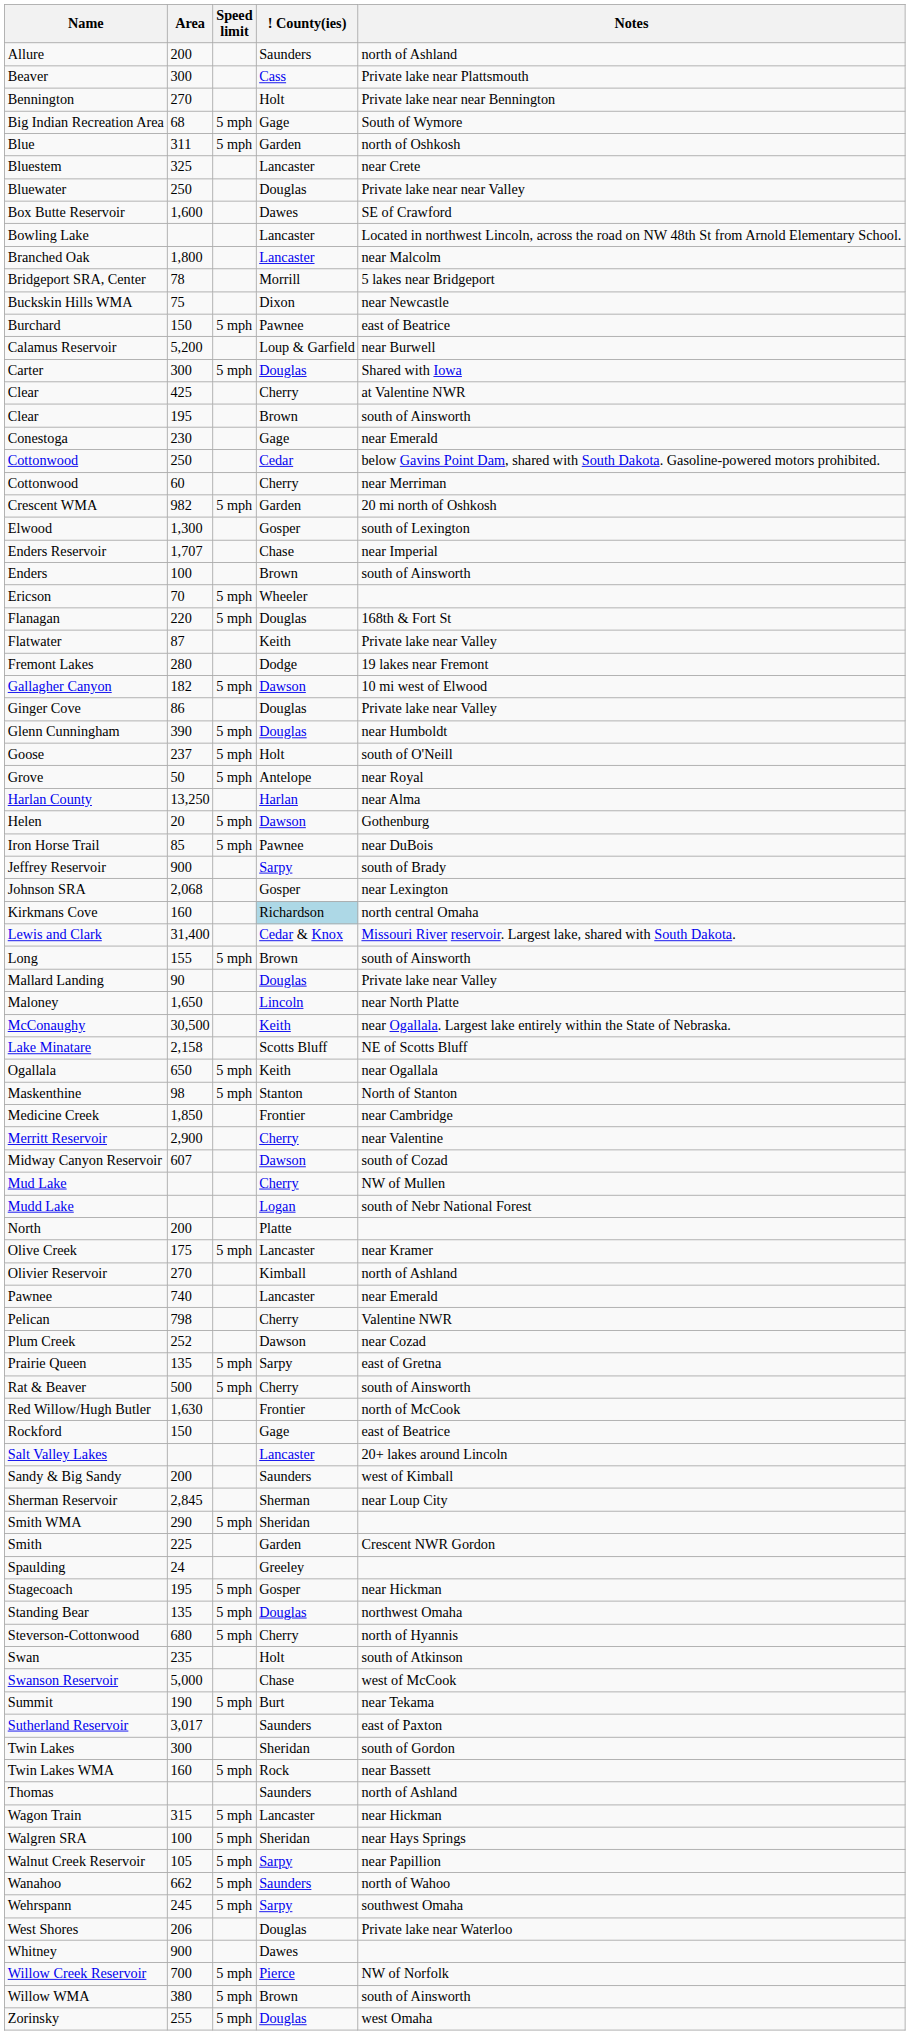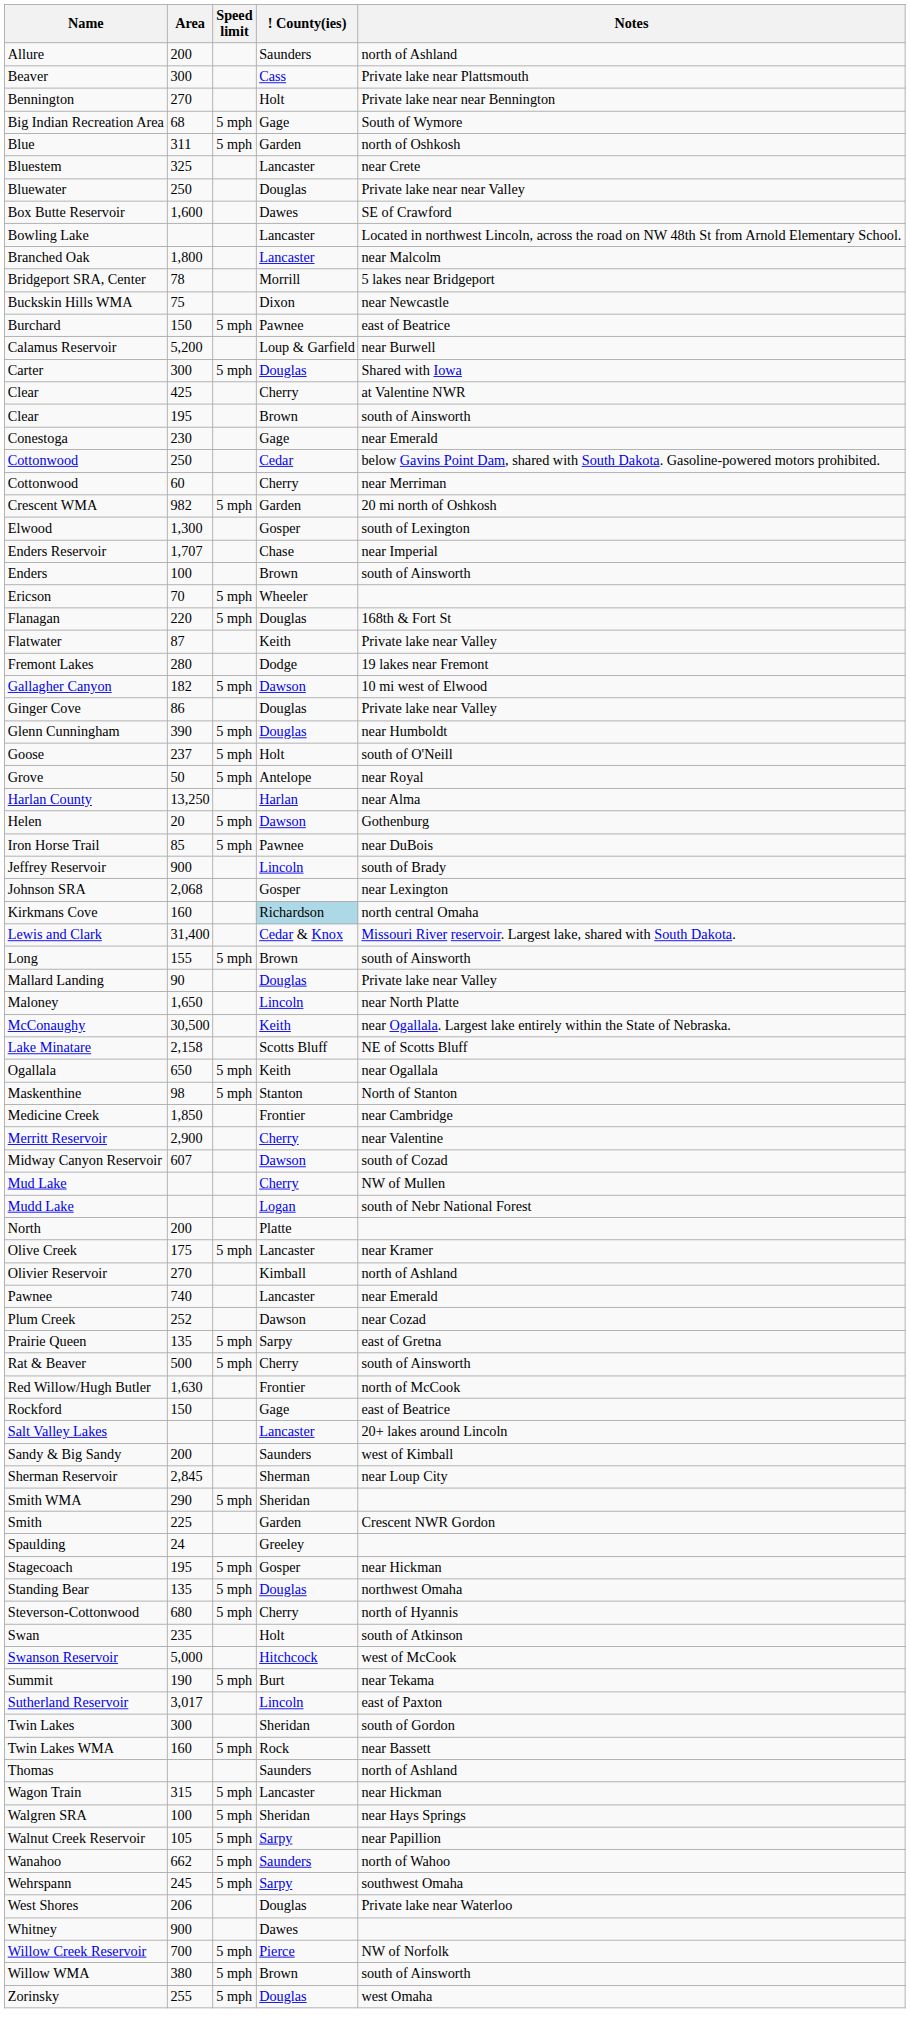(276, 867) Sarpy -> (281, 867) Lincoln
- row: (29, 1319)
(277, 1680) Chase -> (288, 1657) Hitchcock
(285, 1725) Saunders -> (281, 1703) Lincoln
